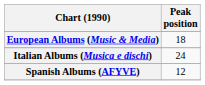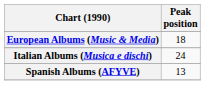(181, 71) 12 -> (181, 71) 13
